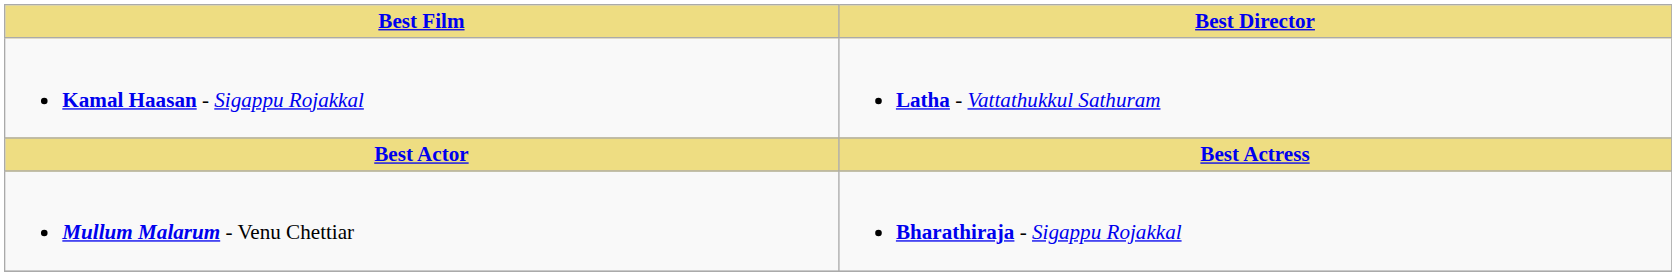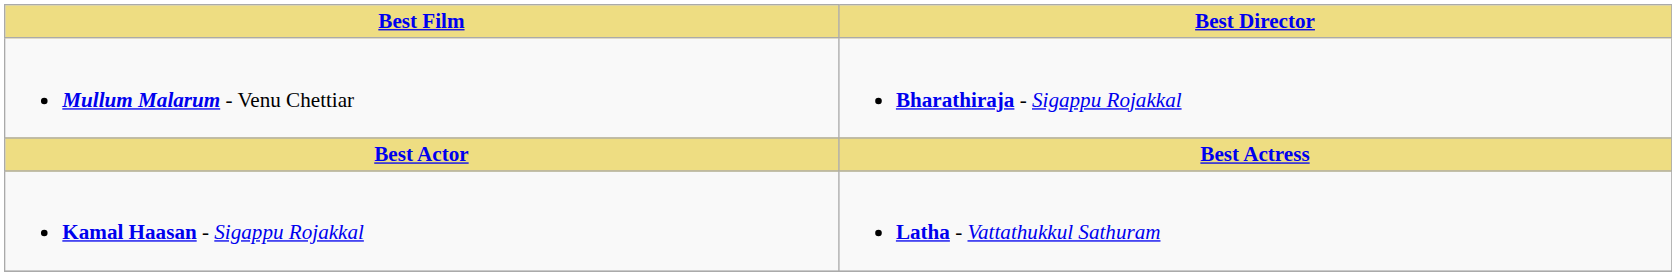rows swapped: (421, 233) <-> (421, 100)
